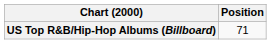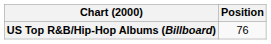(242, 30) 71 -> (242, 30) 76
